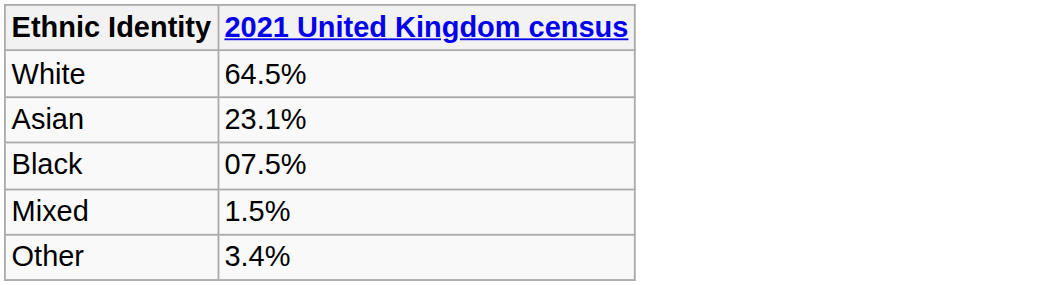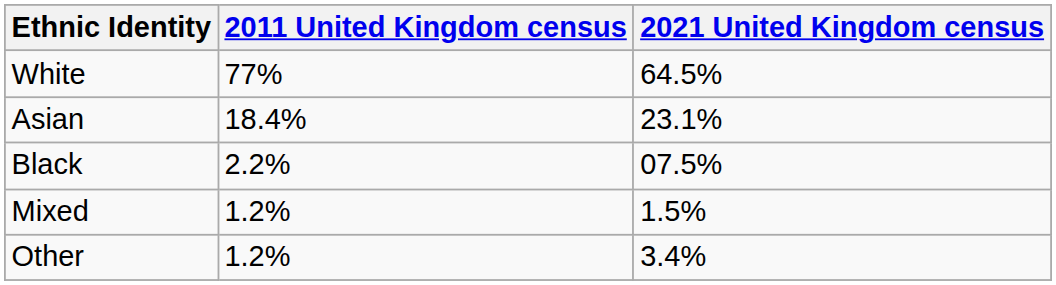+ column: (426, 27)
